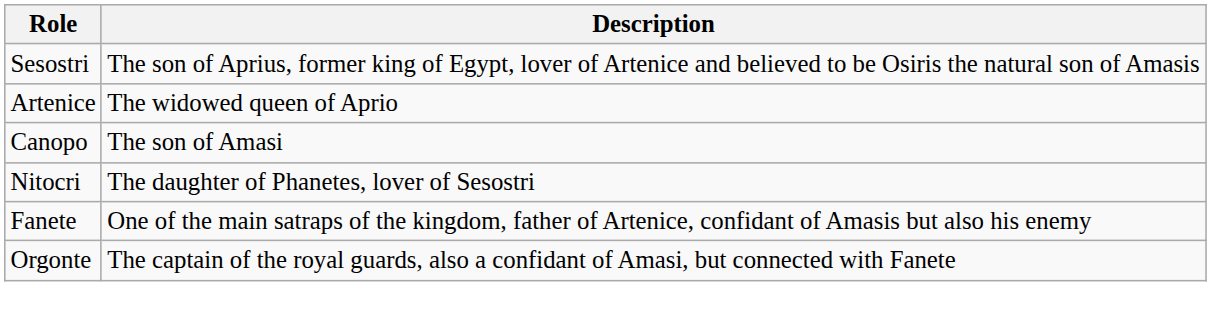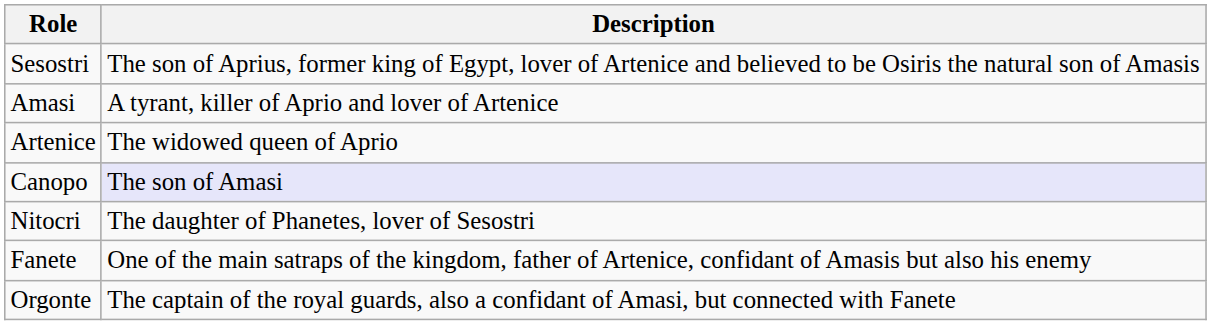+ row: (43, 102)
(195, 142) no background -> (195, 181) lavender background
